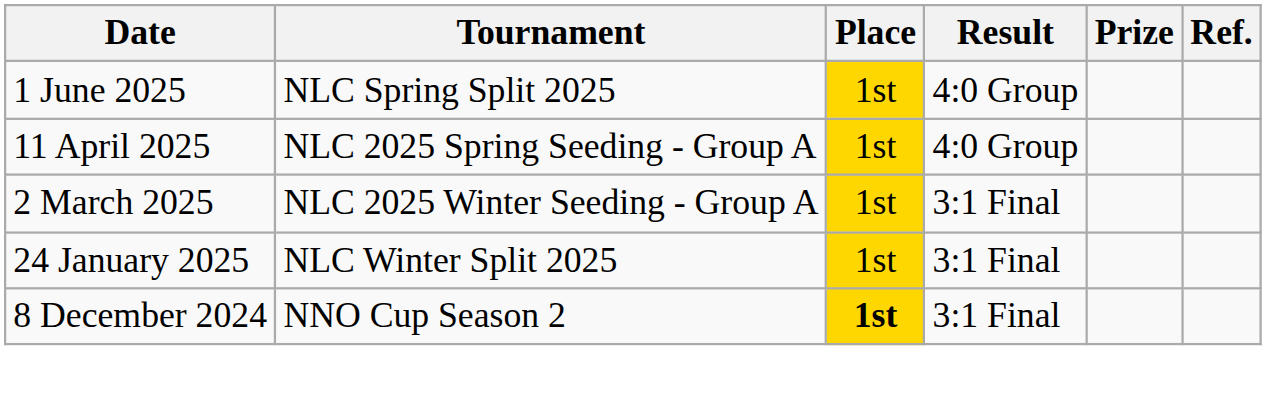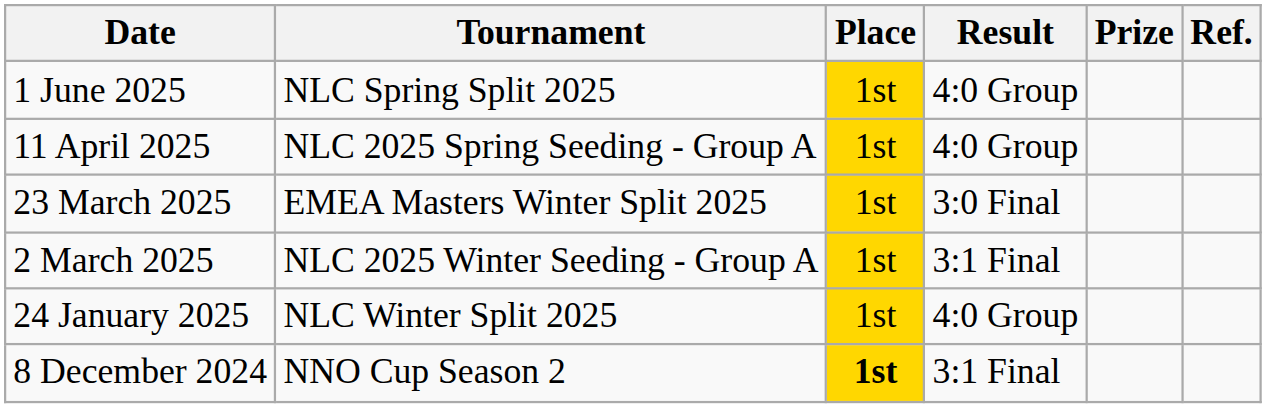+ row: (122, 202)
(996, 259) 3:1 Final -> (1005, 315) 4:0 Group
